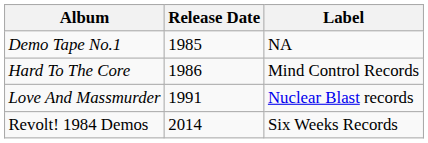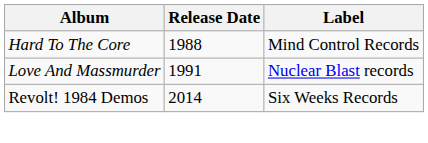- row: (65, 44)
(185, 71) 1986 -> (185, 44) 1988
